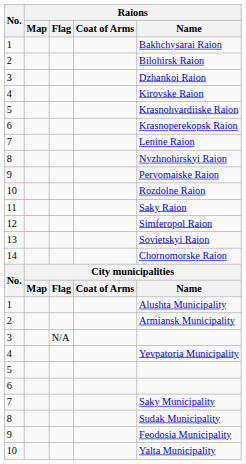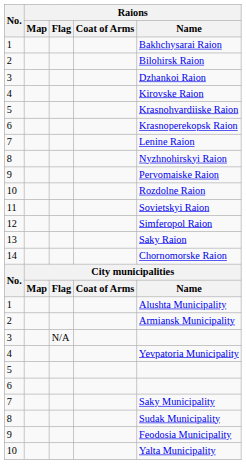(163, 207) Saky Raion -> (174, 207) Sovietskyi Raion
(174, 239) Sovietskyi Raion -> (163, 239) Saky Raion
